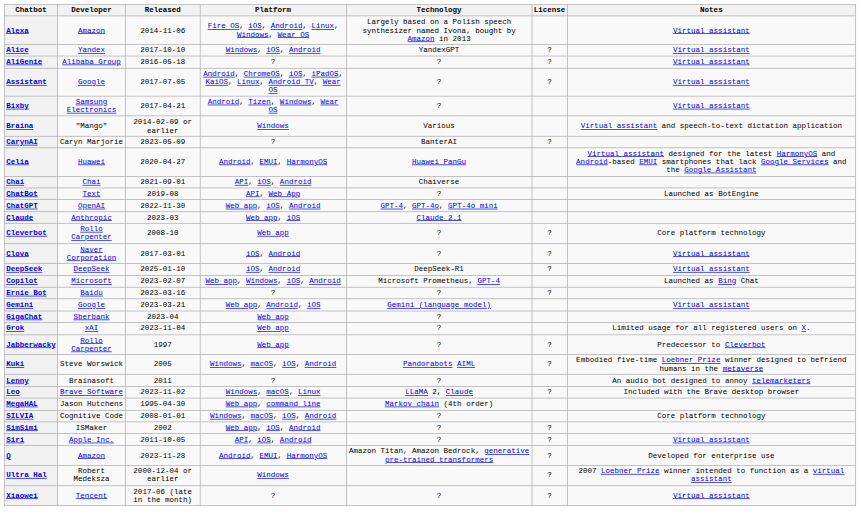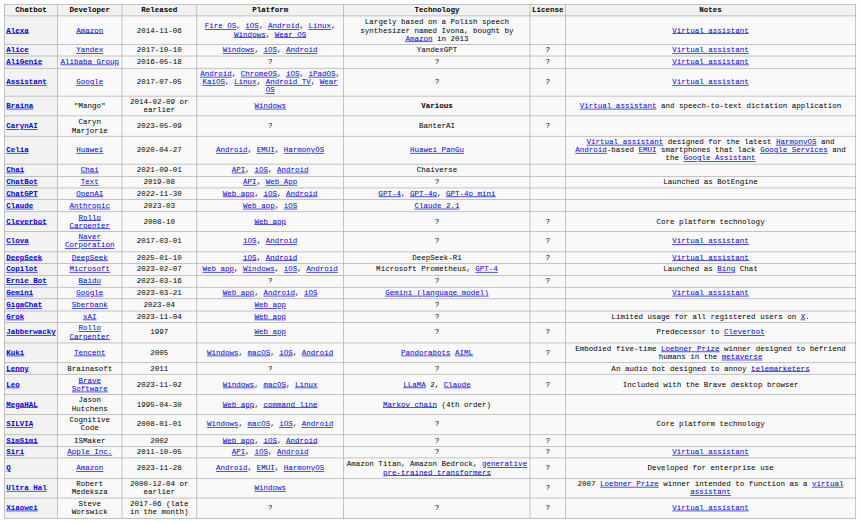- row: (17, 106)
(439, 126) normal -> (437, 106) bold
(92, 365) Steve Worswick -> (90, 353) Tencent
(92, 496) Tencent -> (90, 508) Steve Worswick
